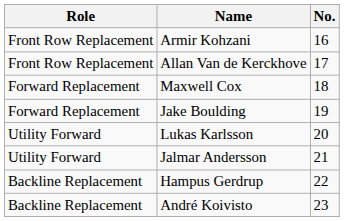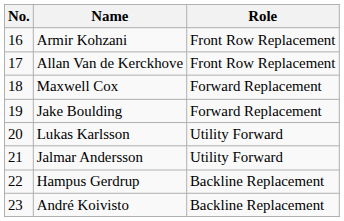columns swapped: (324, 16) <-> (81, 16)
